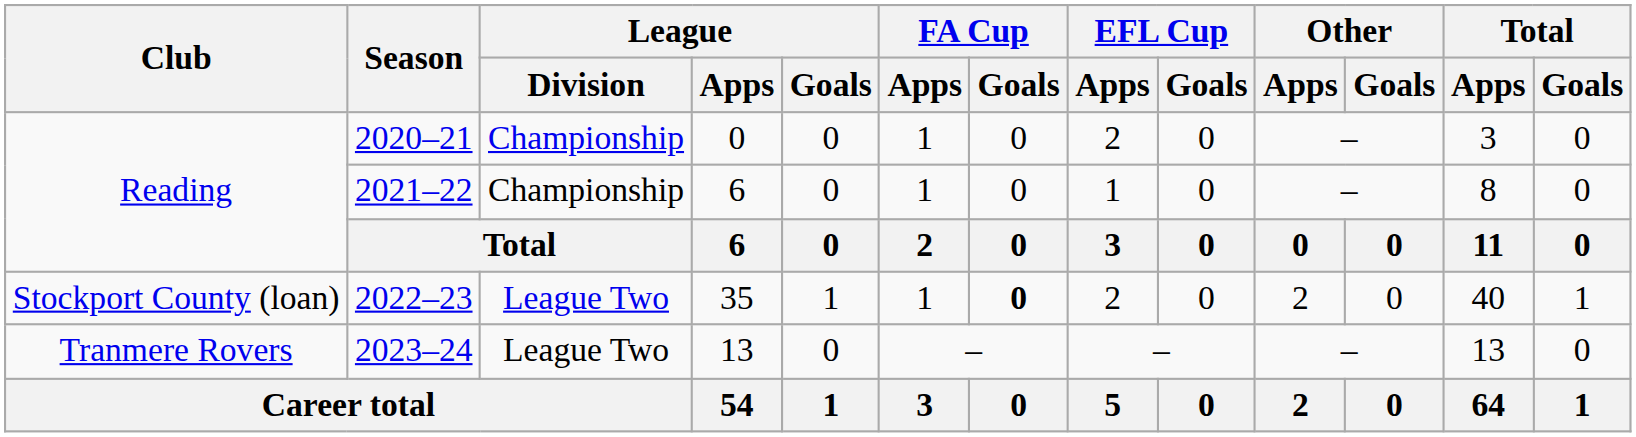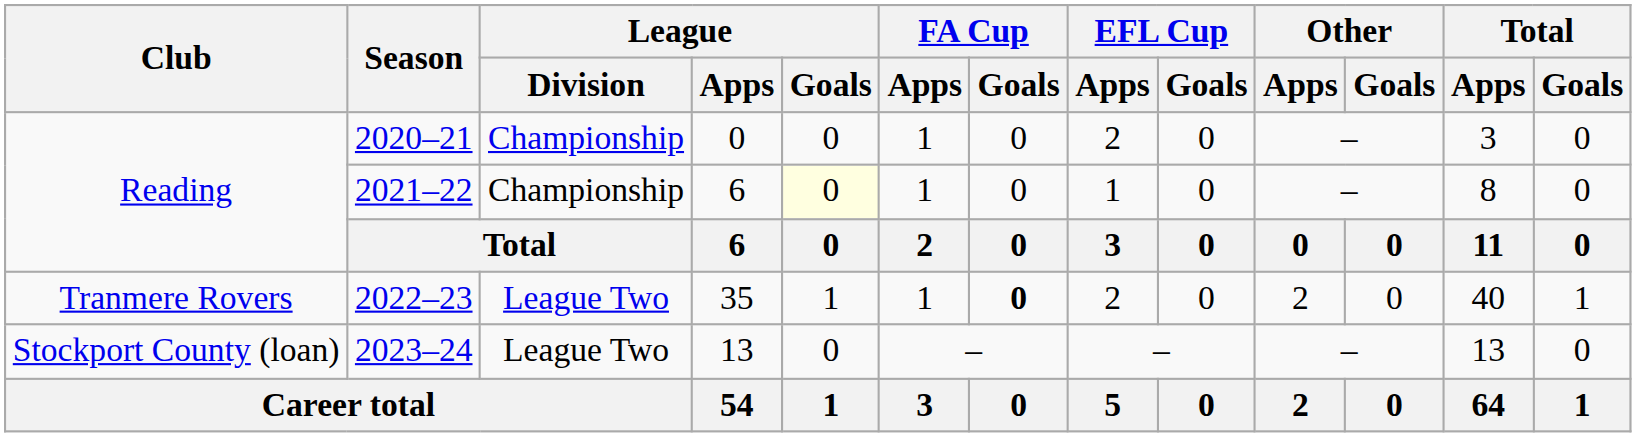(831, 191) no background -> (831, 191) lightyellow background
(176, 297) Stockport County (loan) -> (176, 297) Tranmere Rovers
(176, 350) Tranmere Rovers -> (176, 350) Stockport County (loan)
